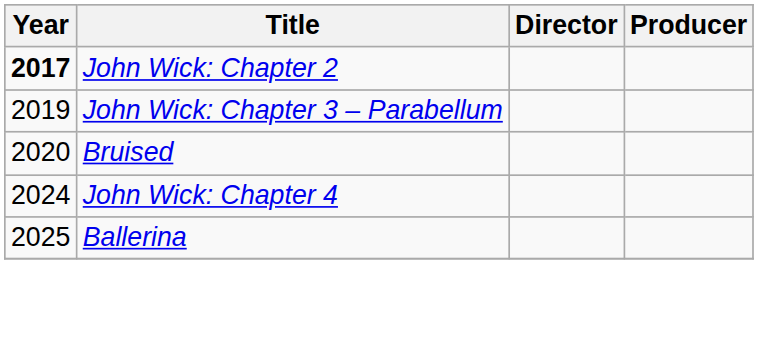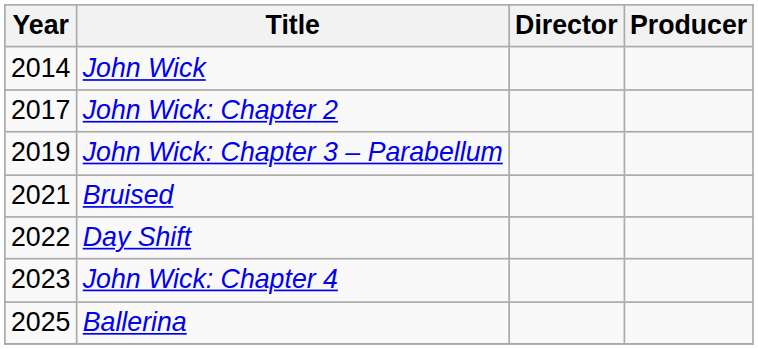+ row: (144, 68)
(41, 68) bold -> (41, 110) normal
(41, 152) 2020 -> (41, 195) 2021
+ row: (137, 237)
(41, 195) 2024 -> (41, 279) 2023
